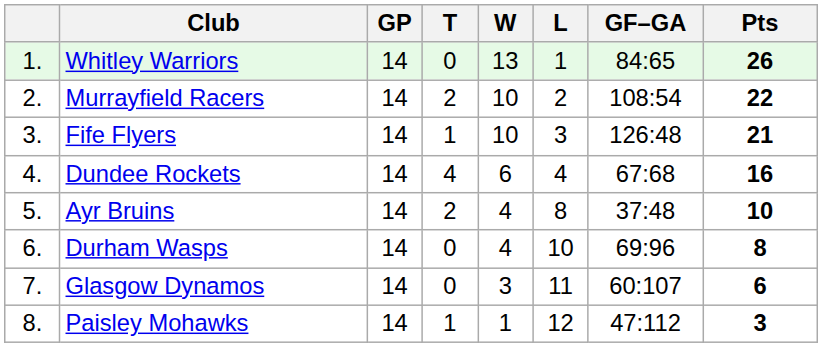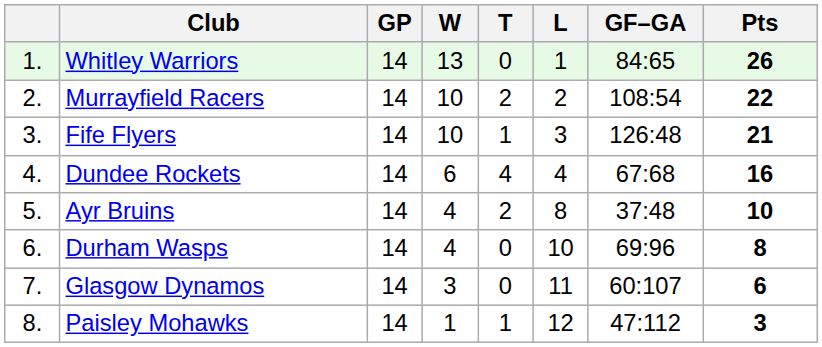columns swapped: (505, 23) <-> (450, 23)
